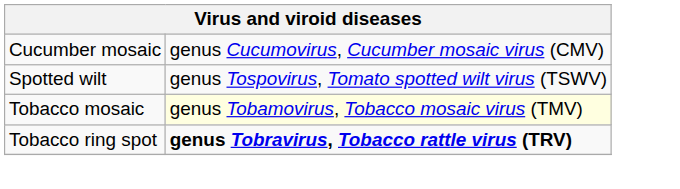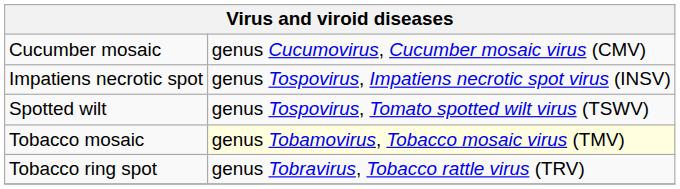+ row: (106, 79)
(371, 139) bold -> (398, 169) normal
